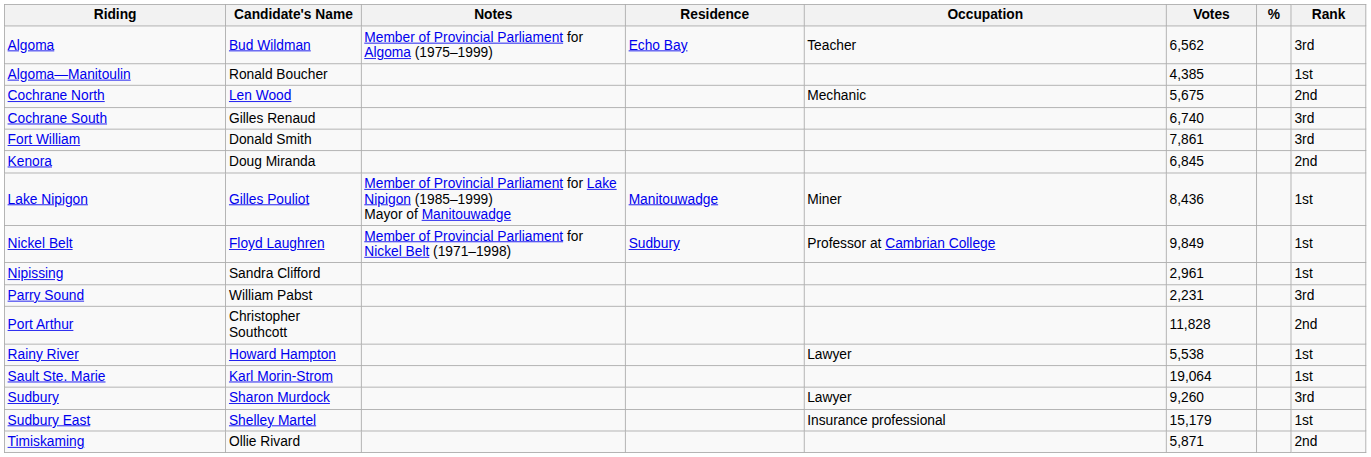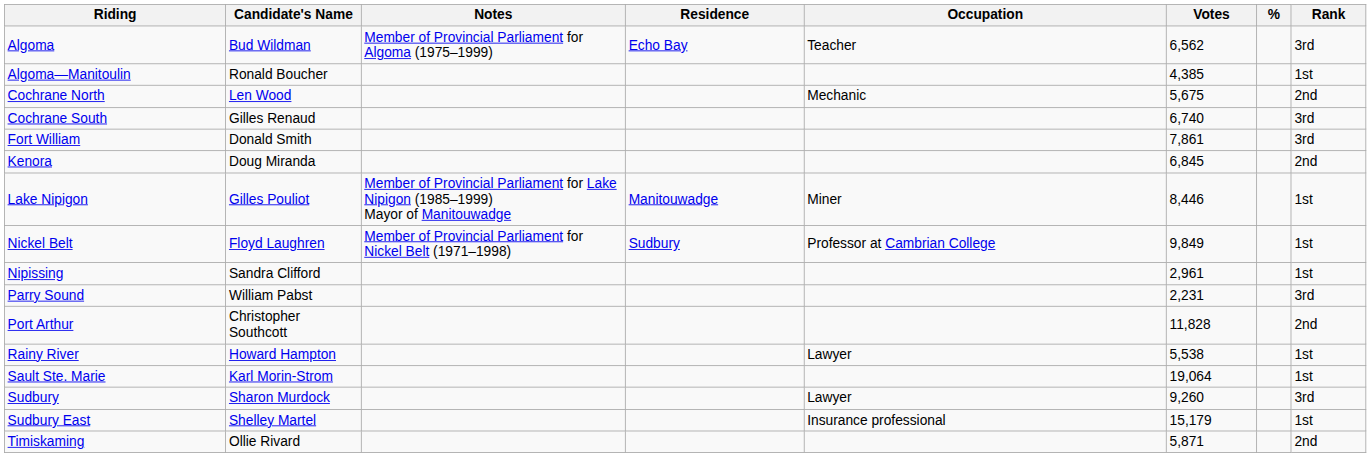(1187, 199) 8,436 -> (1187, 199) 8,446
